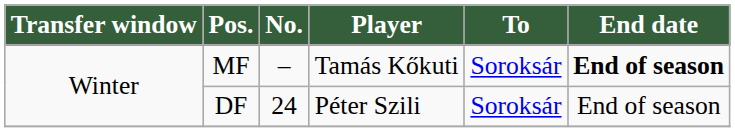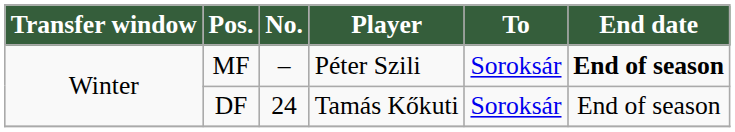(387, 65) Tamás Kőkuti -> (368, 65) Péter Szili
(368, 106) Péter Szili -> (387, 106) Tamás Kőkuti
